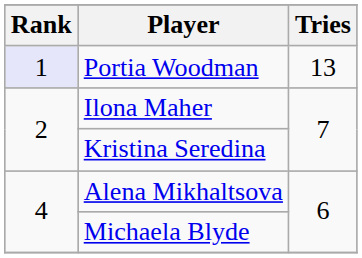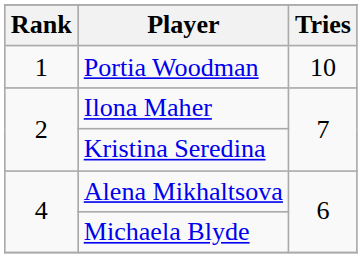(41, 66) lavender background -> (41, 66) no background
(323, 66) 13 -> (323, 66) 10
